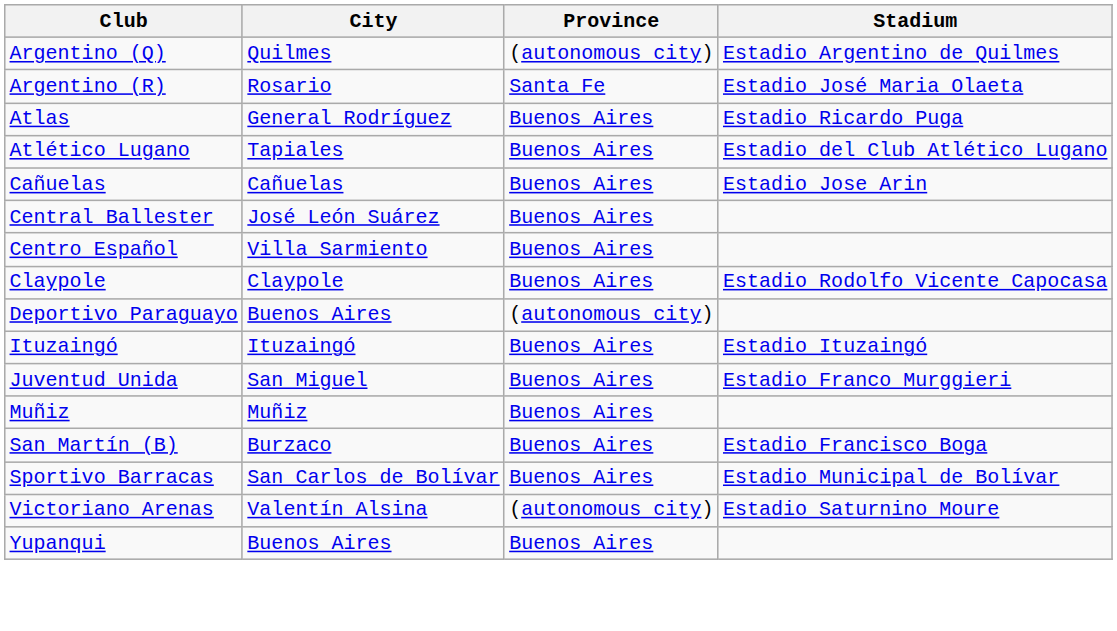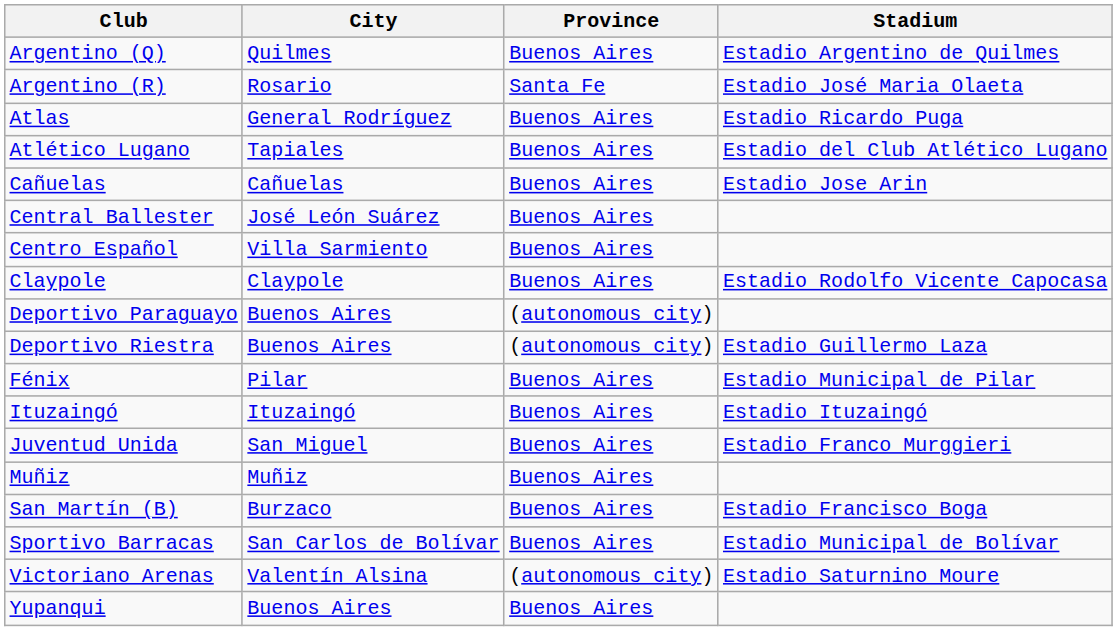(611, 54) (autonomous city) -> (581, 54) Buenos Aires
+ row: (112, 347)
+ row: (40, 380)
